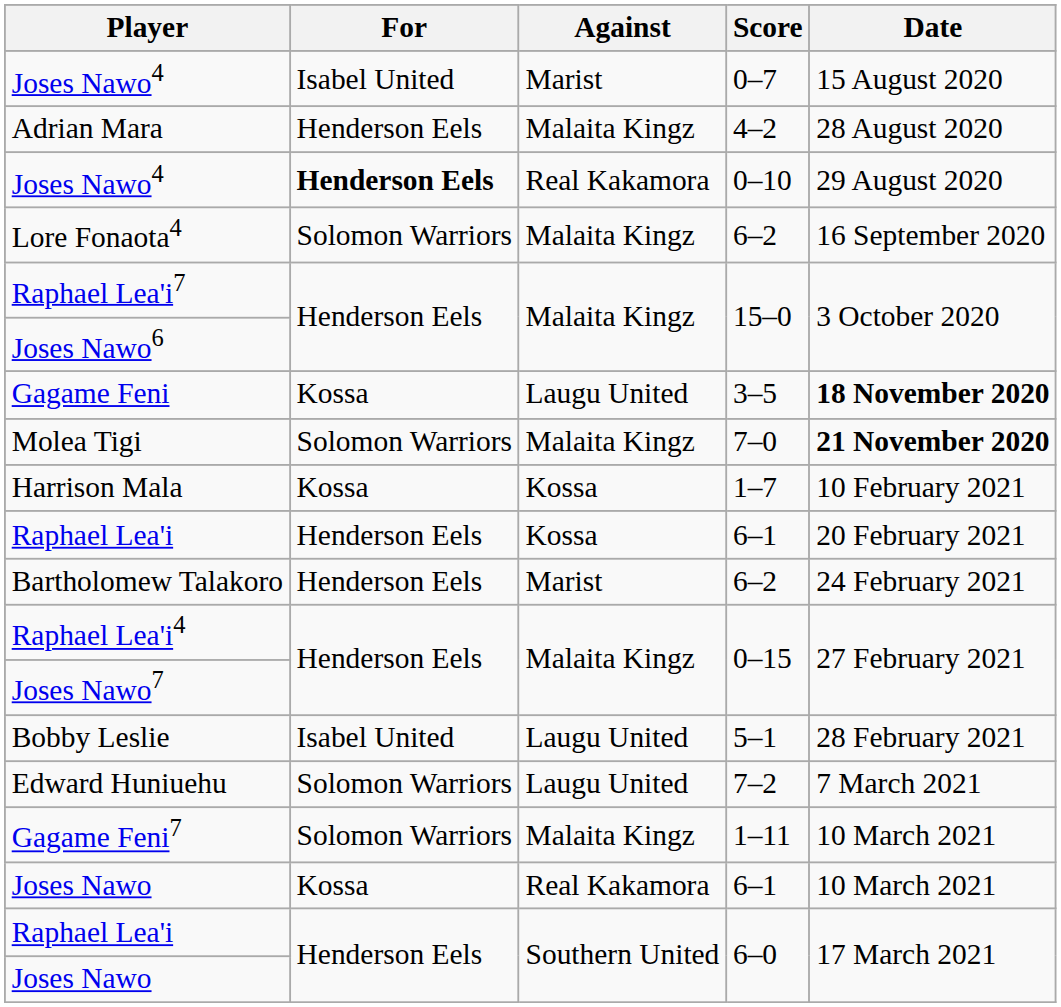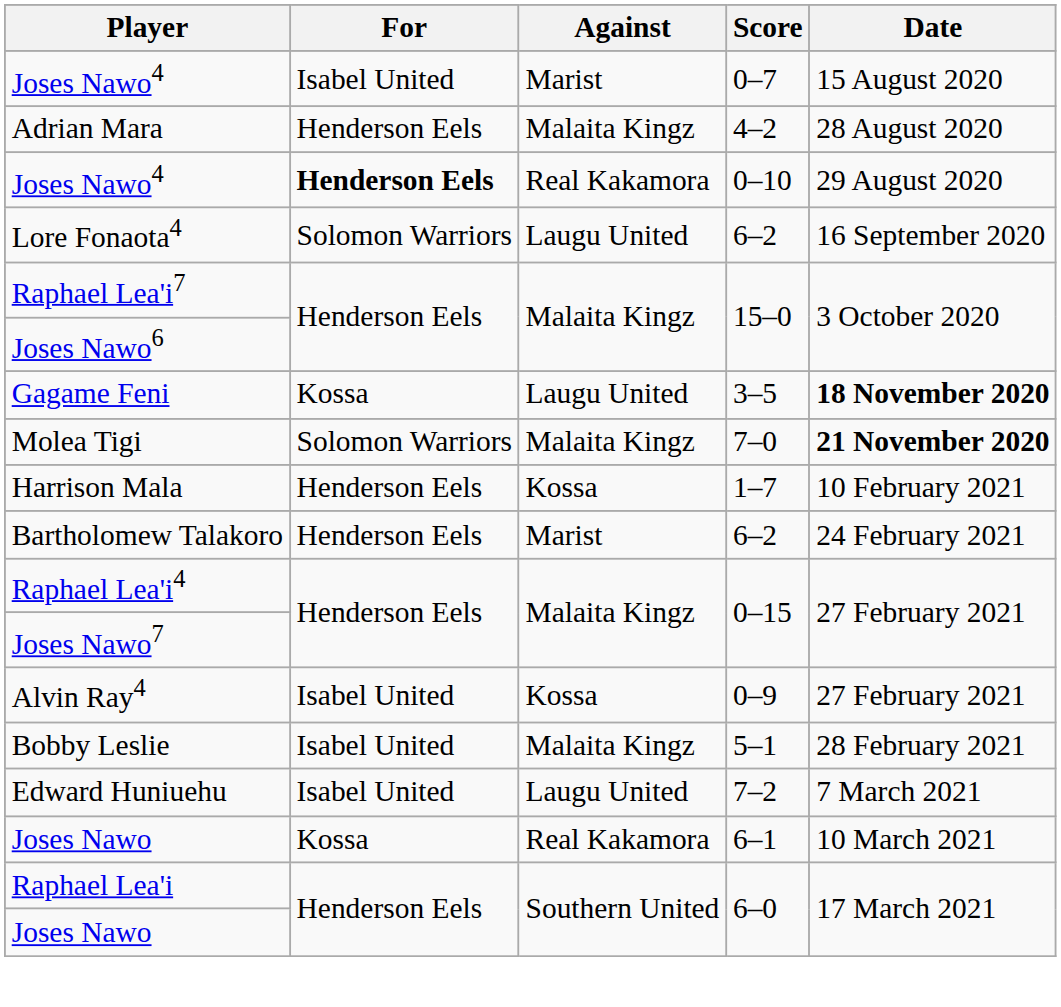(610, 234) Malaita Kingz -> (607, 234) Laugu United
(333, 487) Kossa -> (389, 487) Henderson Eels
- row: (92, 534)
+ row: (79, 694)
(607, 737) Laugu United -> (610, 745) Malaita Kingz
(404, 783) Solomon Warriors -> (375, 791) Isabel United
- row: (97, 834)
